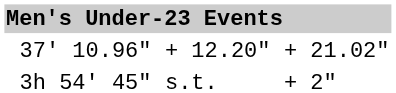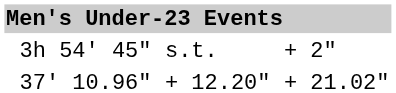rows swapped: (86, 83) <-> (86, 51)
